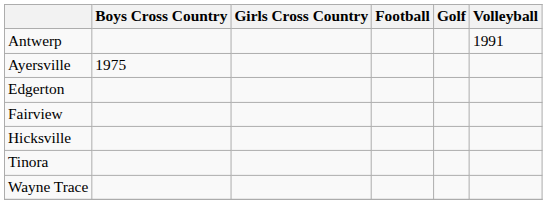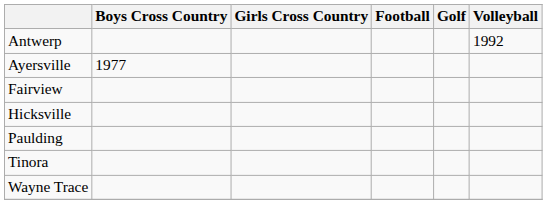(488, 41) 1991 -> (488, 41) 1992
(111, 65) 1975 -> (111, 65) 1977
- row: (36, 89)
+ row: (35, 138)
